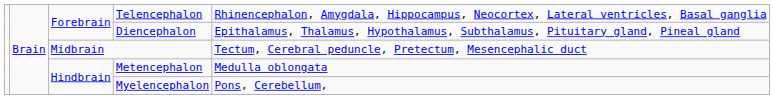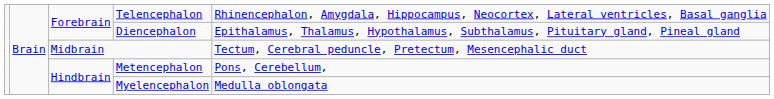(271, 67) Medulla oblongata -> (271, 67) Pons, Cerebellum,
(271, 85) Pons, Cerebellum, -> (271, 85) Medulla oblongata
